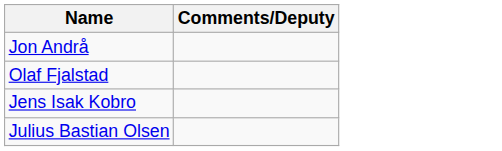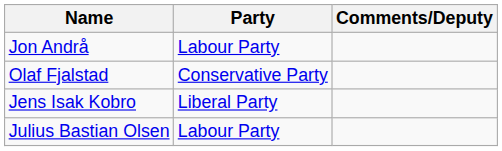+ column: (253, 18)
